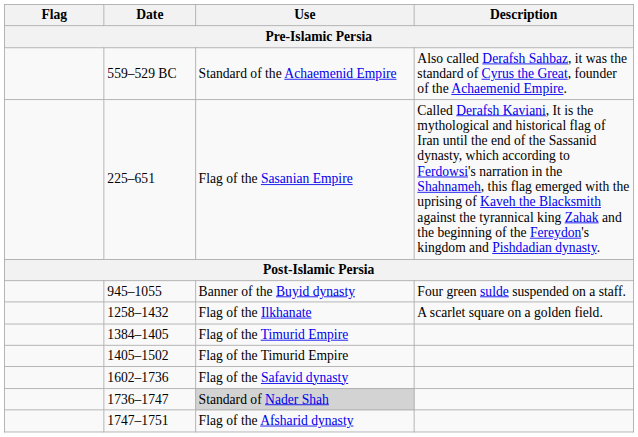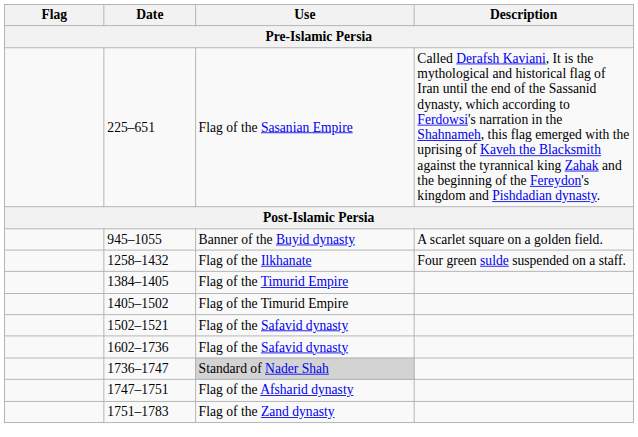- row: (142, 73)
(522, 291) Four green sulde suspended on a staff. -> (510, 239) A scarlet square on a golden field.
(510, 312) A scarlet square on a golden field. -> (522, 260) Four green sulde suspended on a staff.
+ row: (138, 325)
+ row: (138, 411)
